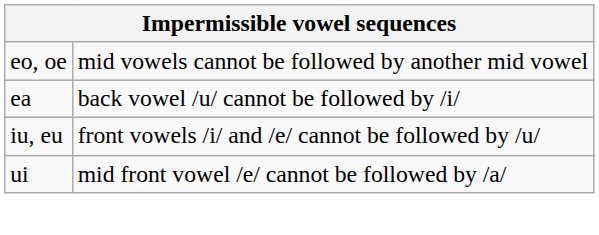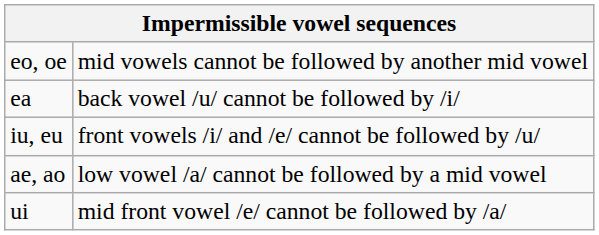+ row: (38, 173)
